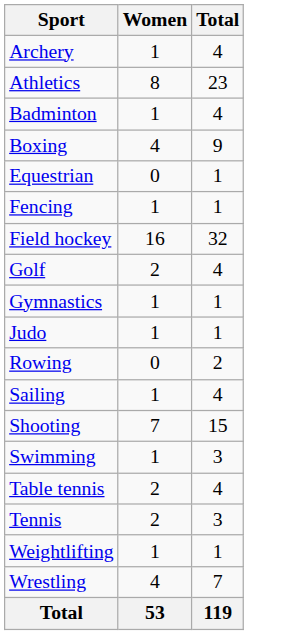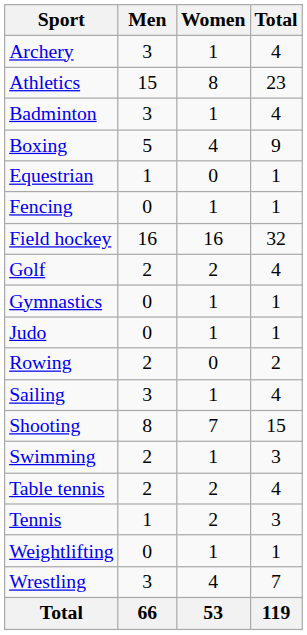+ column: (147, 20)
